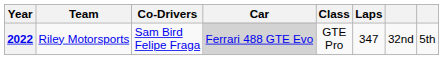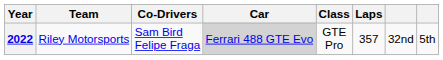(369, 39) 347 -> (369, 39) 357
